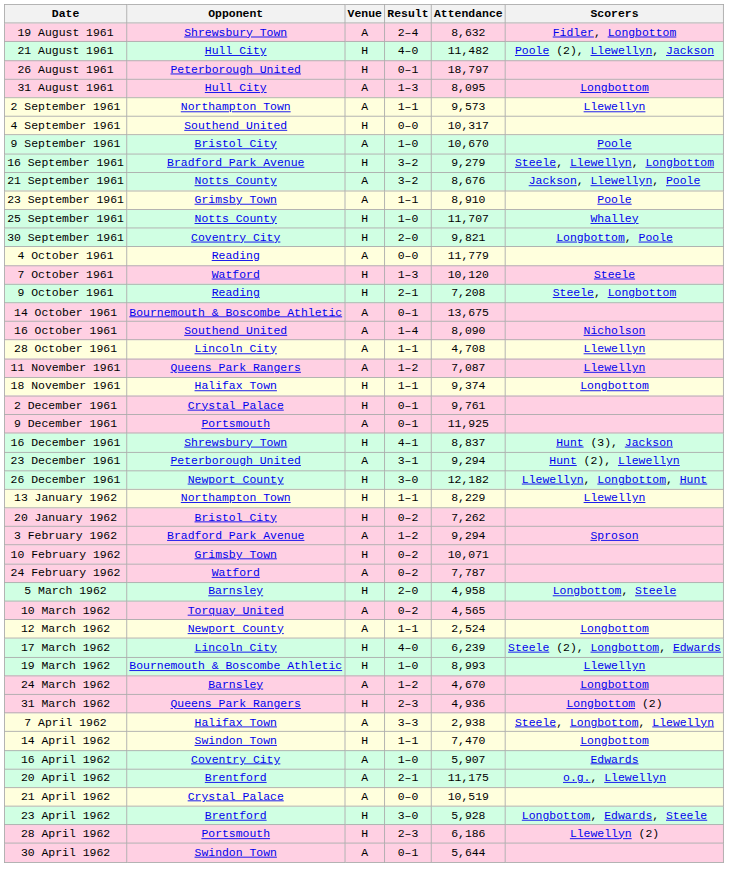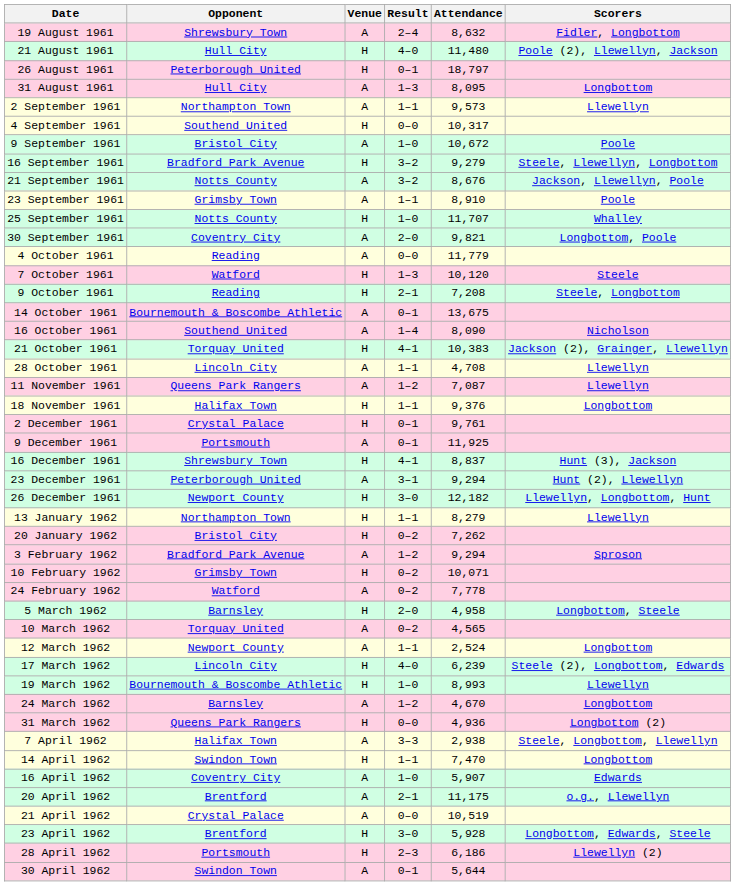(468, 51) 11,482 -> (468, 51) 11,480
(468, 144) 10,670 -> (468, 144) 10,672
(365, 238) H -> (365, 238) A
+ row: (66, 349)
(468, 387) 9,374 -> (468, 405) 9,376
(468, 499) 8,229 -> (468, 517) 8,279
(468, 573) 7,787 -> (468, 592) 7,778
(408, 704) 2–3 -> (408, 722) 0–0
